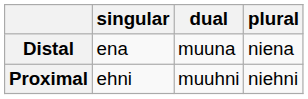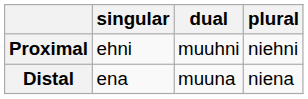rows swapped: (48, 78) <-> (48, 49)
